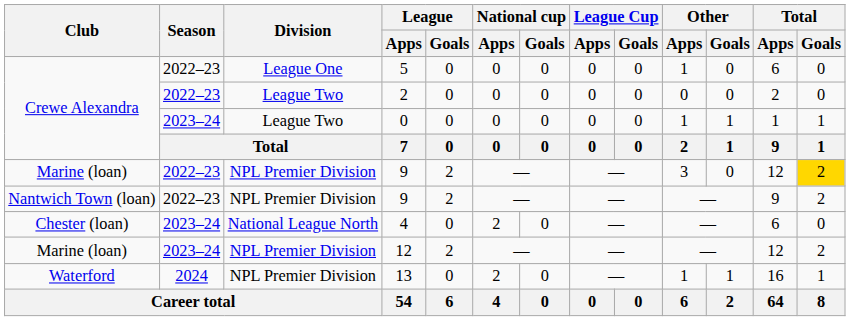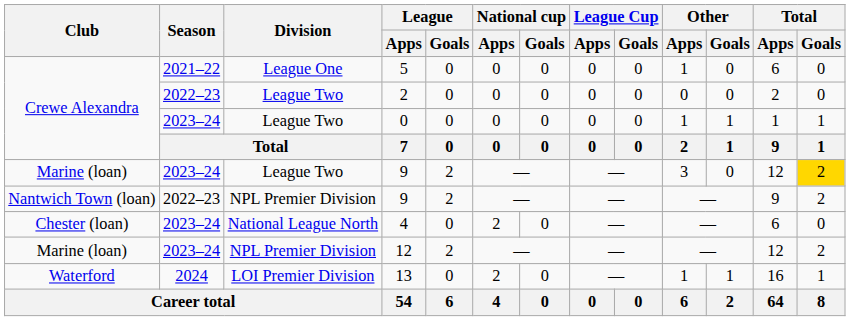(192, 69) 2022–23 -> (192, 69) 2021–22
(192, 172) 2022–23 -> (192, 172) 2023–24
(303, 172) NPL Premier Division -> (303, 172) League Two
(303, 276) NPL Premier Division -> (303, 276) LOI Premier Division
